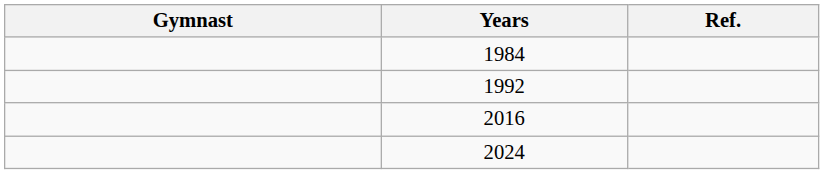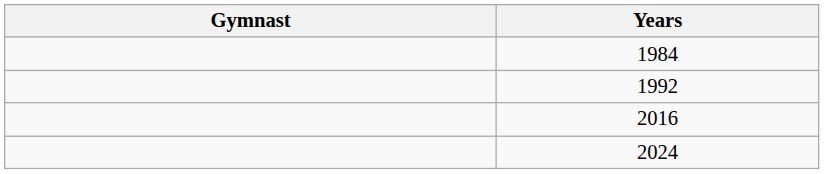- column: (723, 20)
